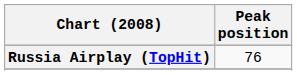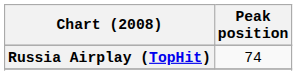(253, 57) 76 -> (253, 57) 74
